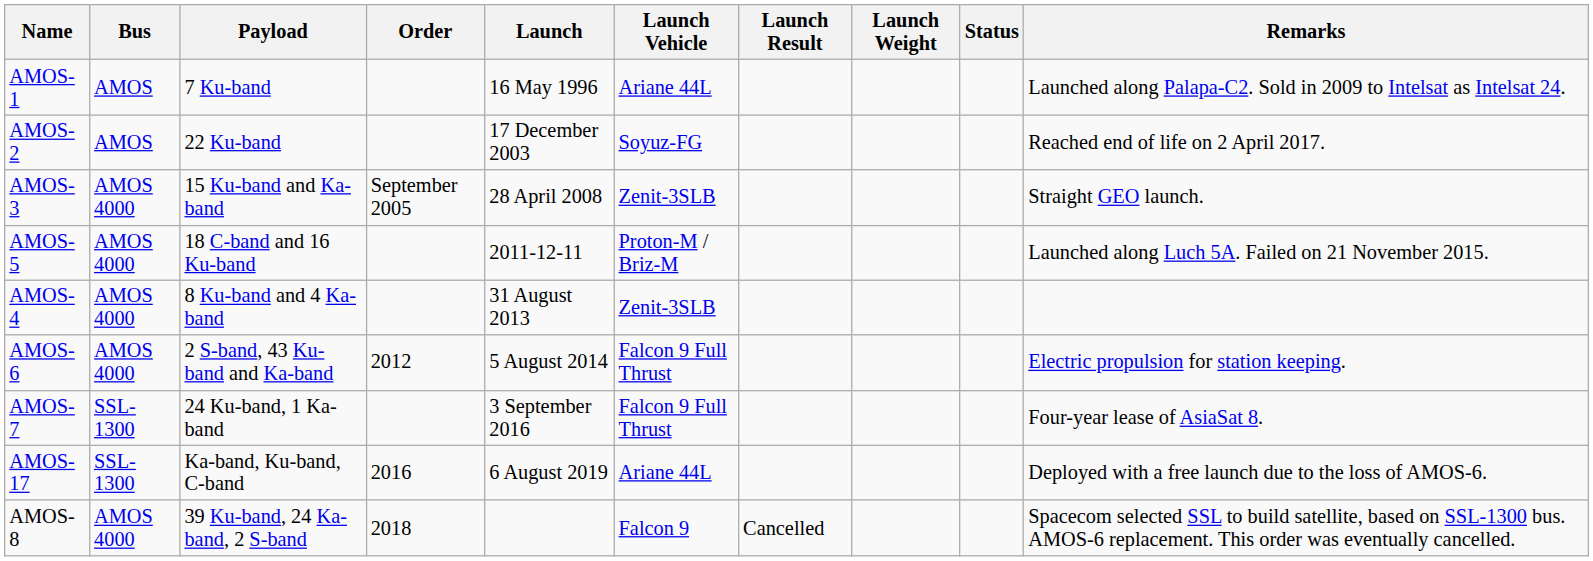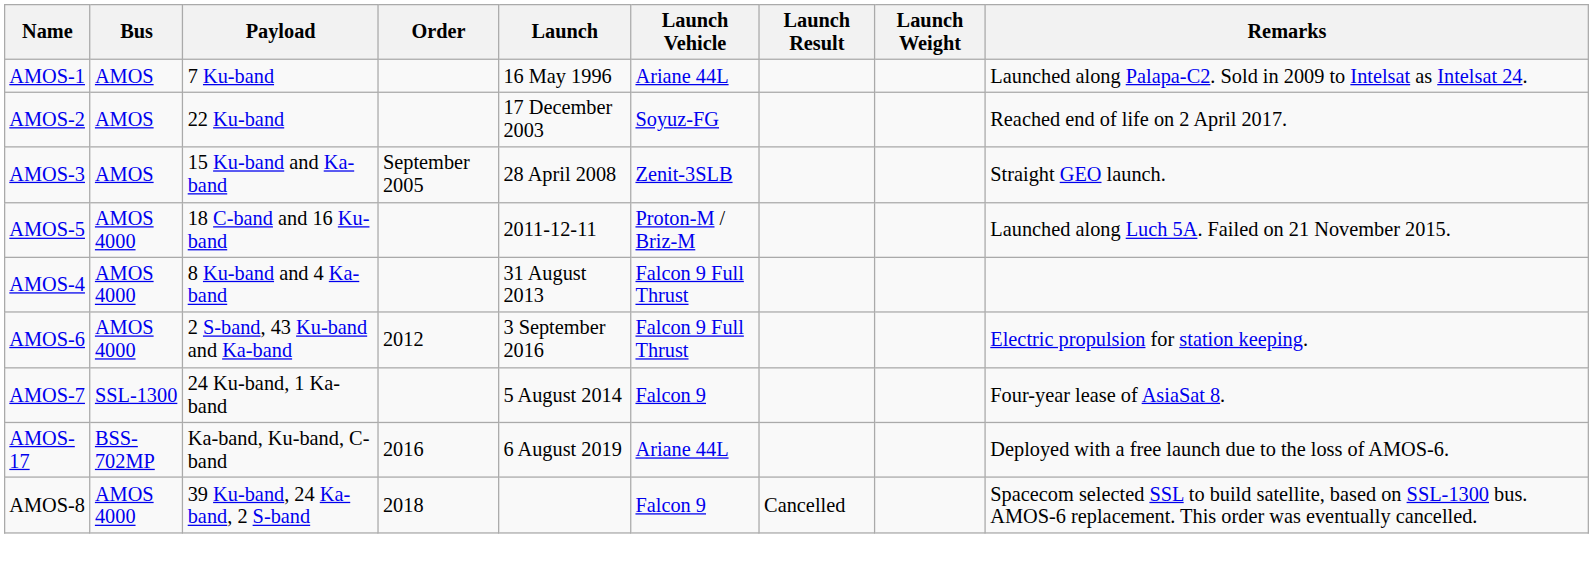- column: (992, 32)
(123, 197) AMOS 4000 -> (124, 174) AMOS
(667, 307) Zenit-3SLB -> (690, 284) Falcon 9 Full Thrust
(549, 362) 5 August 2014 -> (554, 339) 3 September 2016
(540, 417) 3 September 2016 -> (563, 394) 5 August 2014
(673, 417) Falcon 9 Full Thrust -> (671, 394) Falcon 9
(115, 472) SSL-1300 -> (125, 449) BSS-702MP
